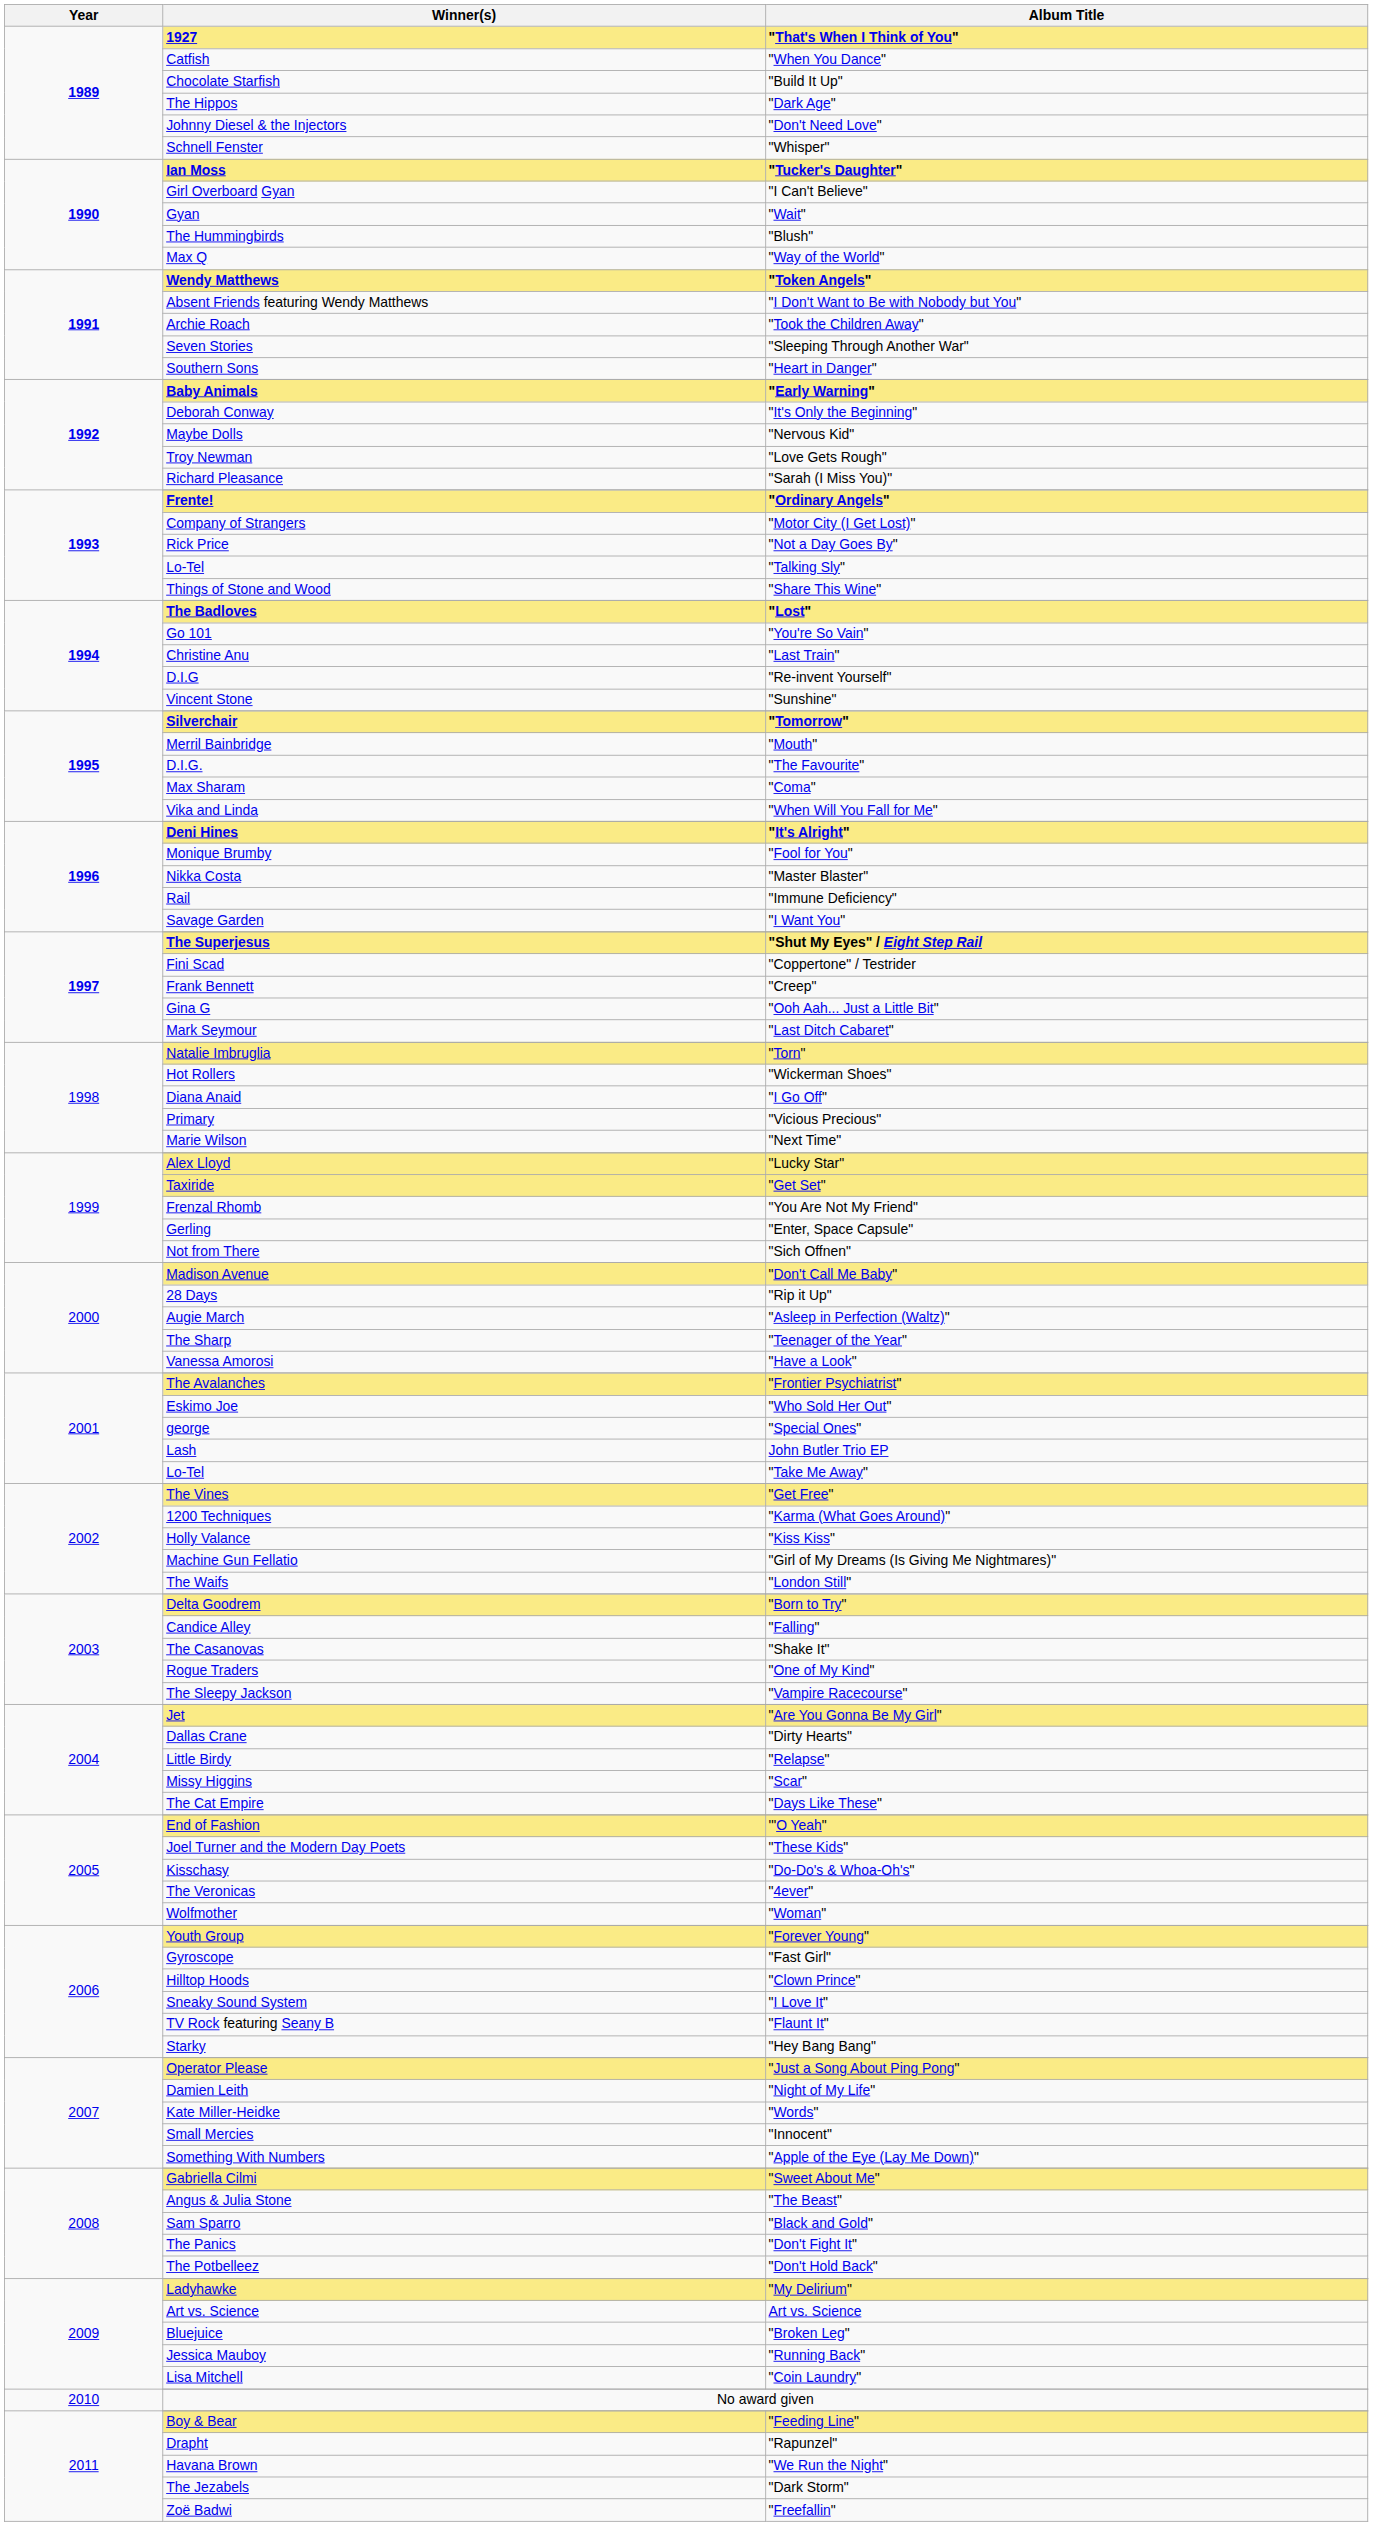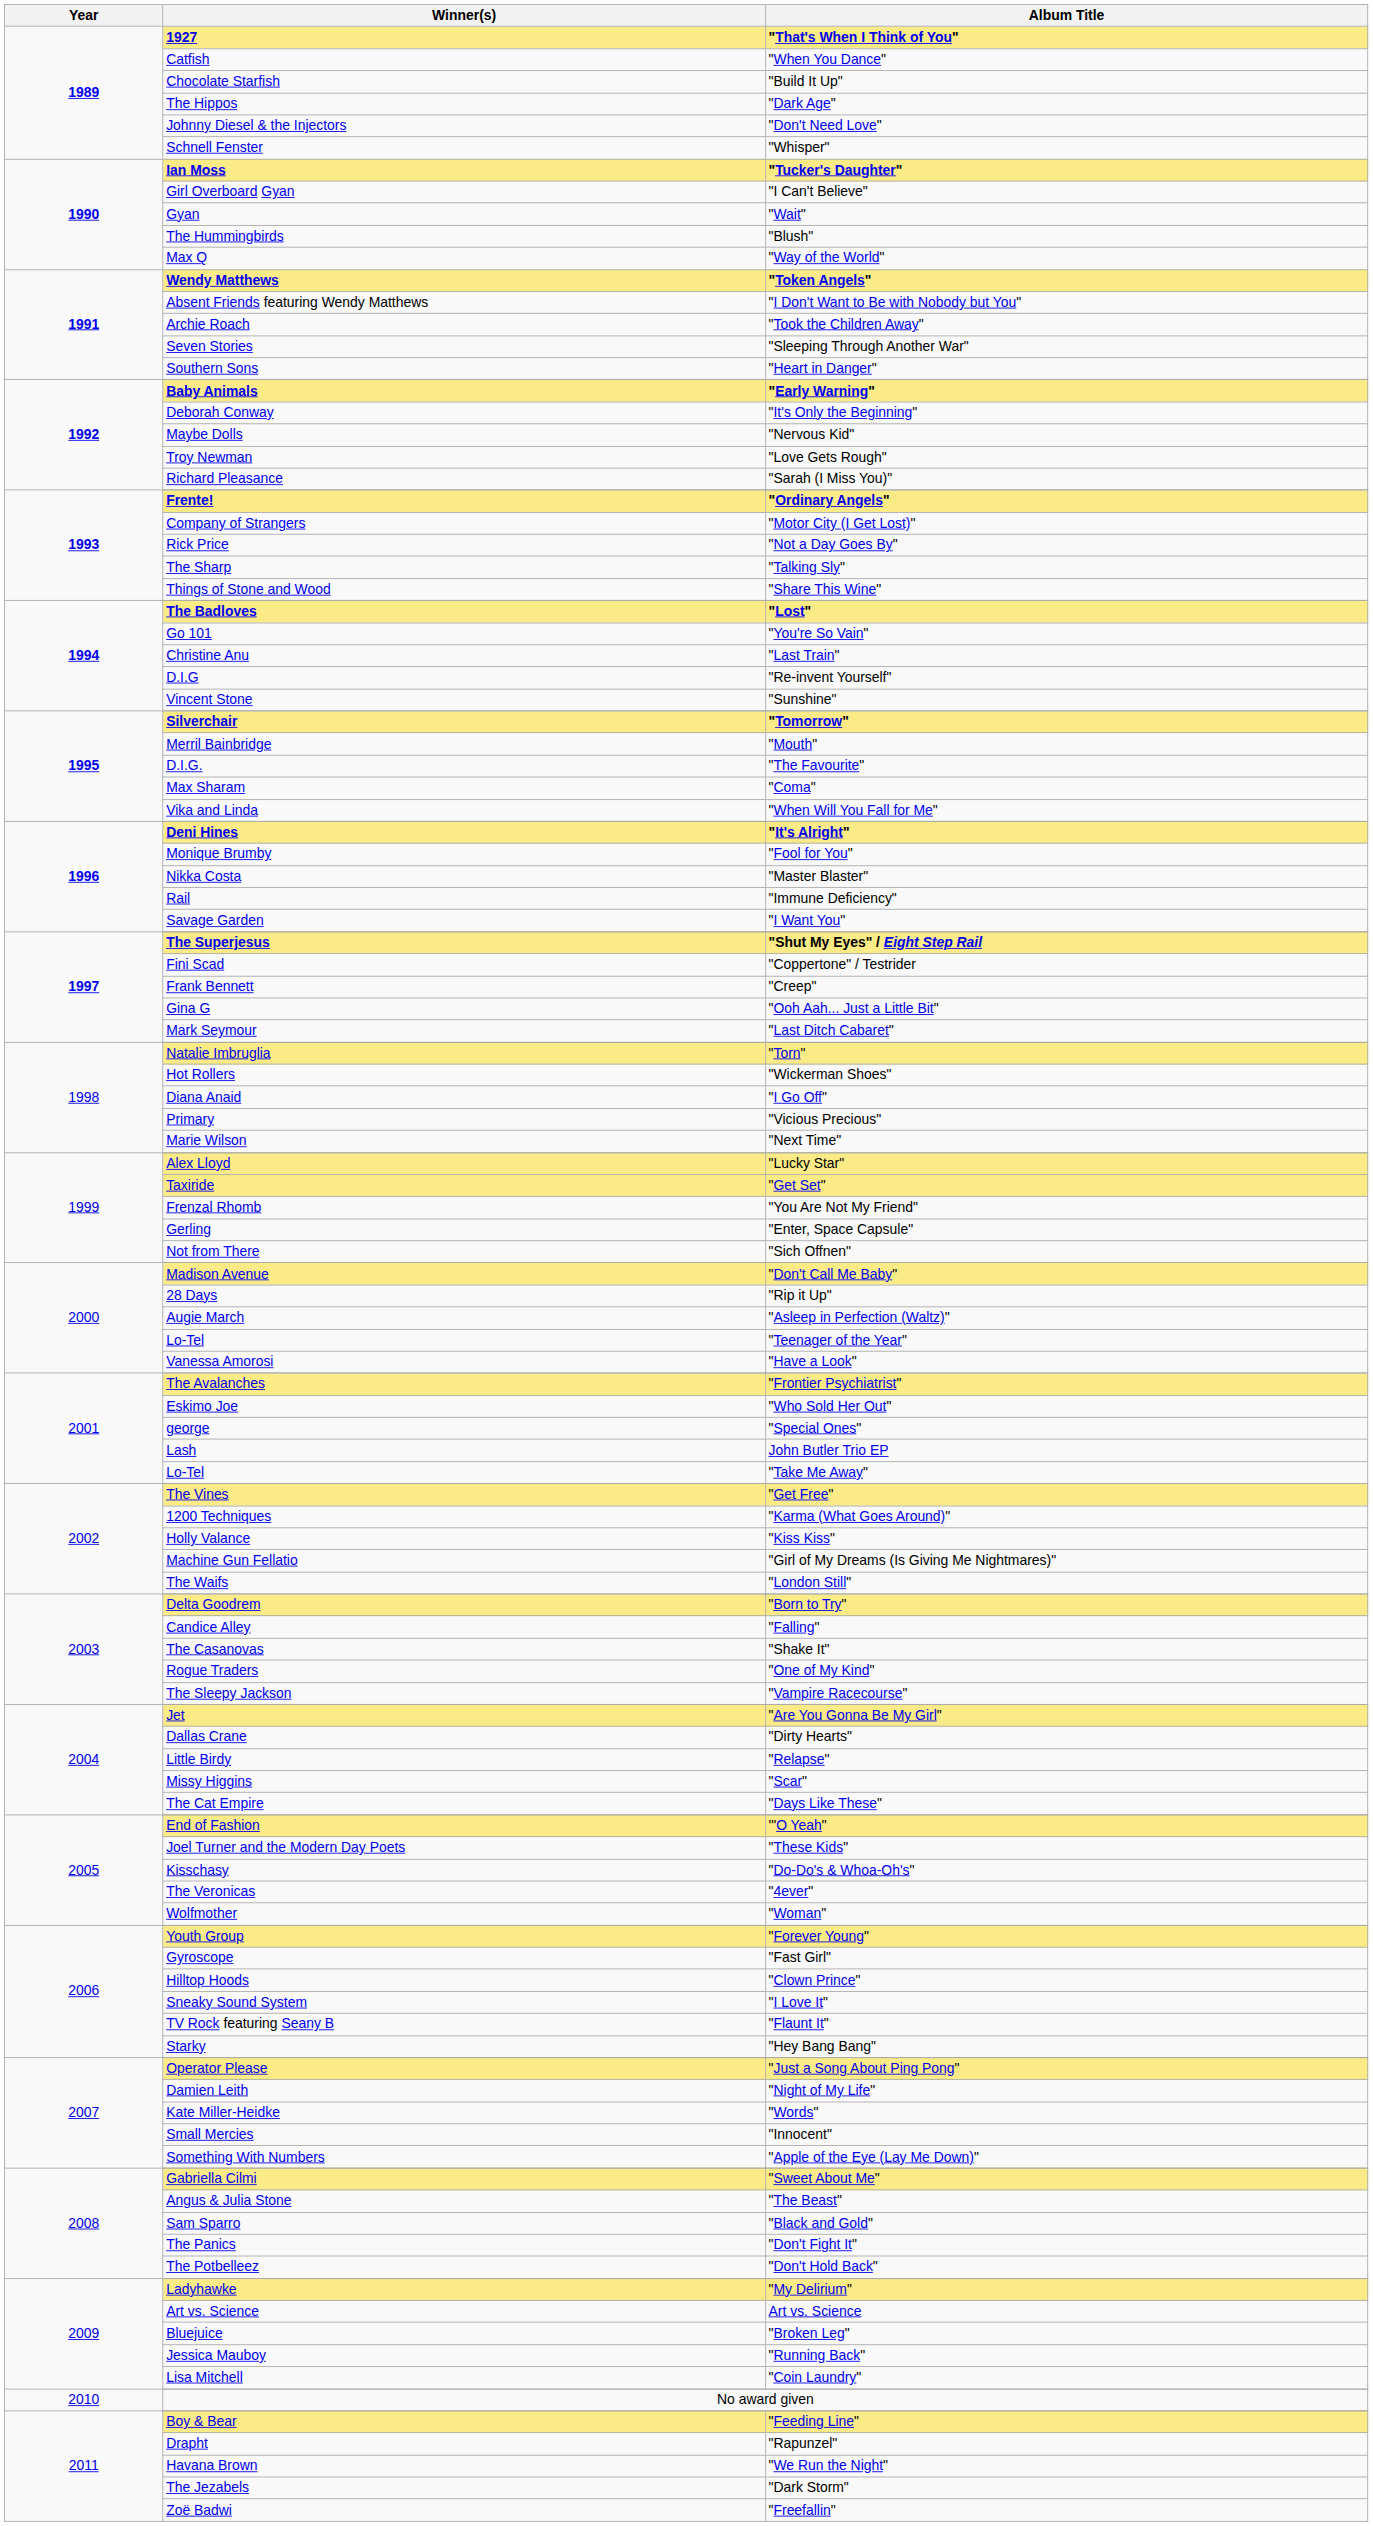(185, 567) Lo-Tel -> (199, 567) The Sharp
(199, 1340) The Sharp -> (185, 1340) Lo-Tel
